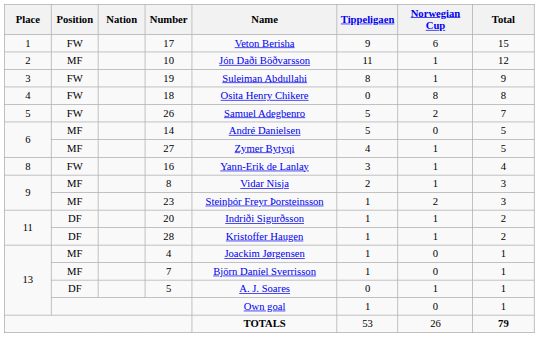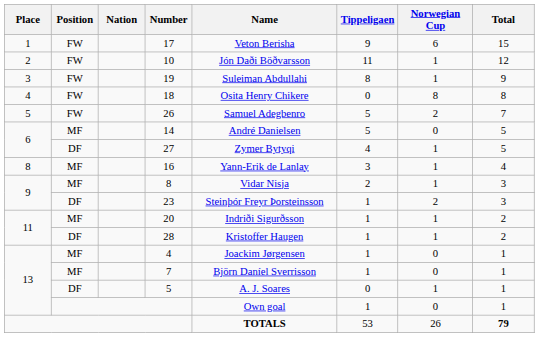(75, 61) MF -> (75, 61) FW
(75, 148) MF -> (75, 148) DF
(75, 166) FW -> (75, 166) MF
(75, 201) MF -> (75, 201) DF
(75, 219) DF -> (75, 219) MF
